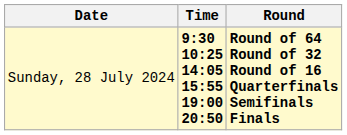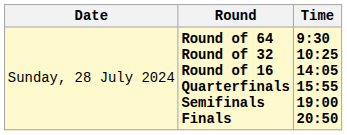columns swapped: (202, 16) <-> (284, 16)
